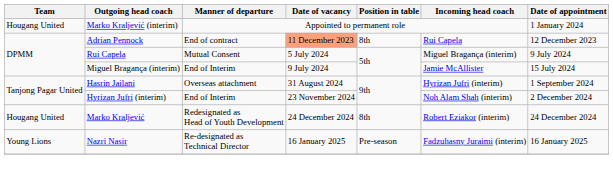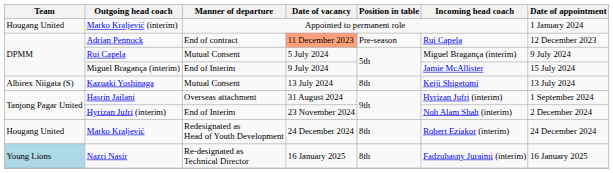(365, 39) 8th -> (378, 39) Pre-season
+ row: (120, 83)
(29, 141) no background -> (29, 155) lightblue background
(378, 141) Pre-season -> (365, 155) 8th
